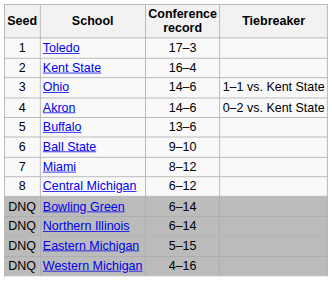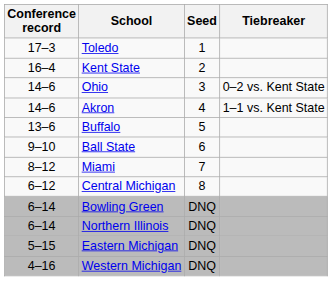columns swapped: (22, 21) <-> (183, 21)
(274, 87) 1–1 vs. Kent State -> (274, 87) 0–2 vs. Kent State
(274, 107) 0–2 vs. Kent State -> (274, 107) 1–1 vs. Kent State
